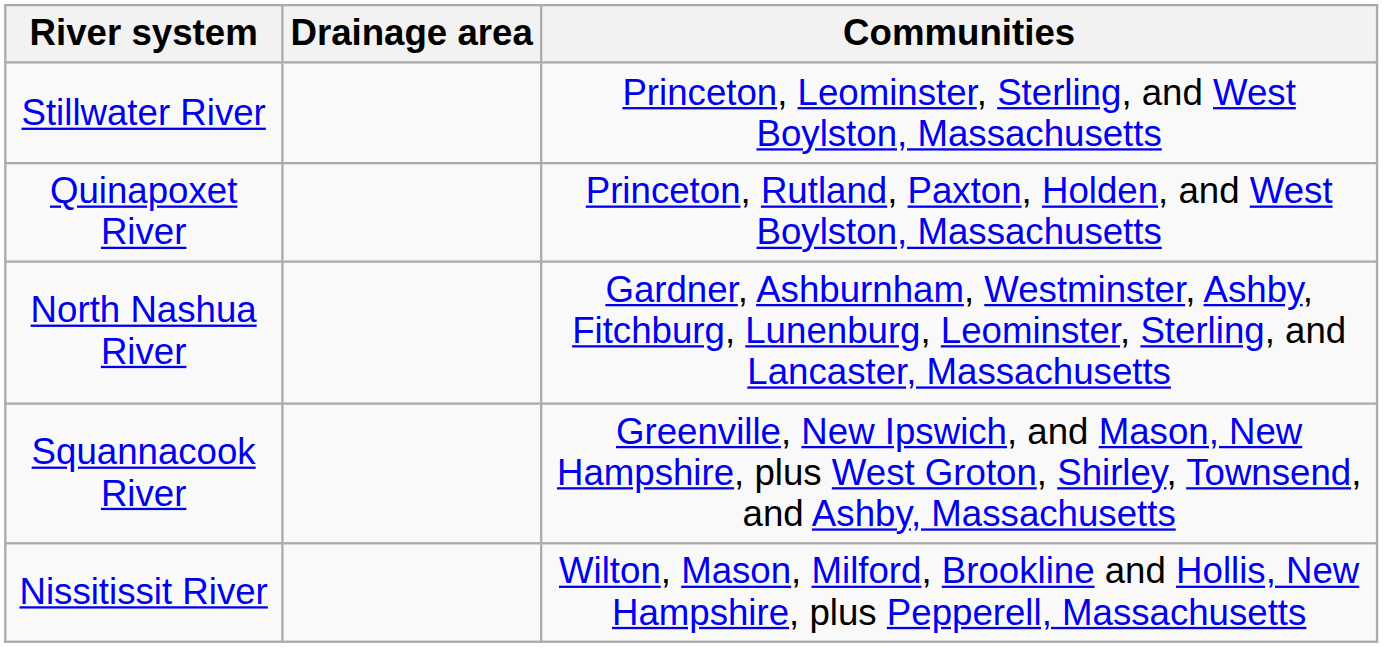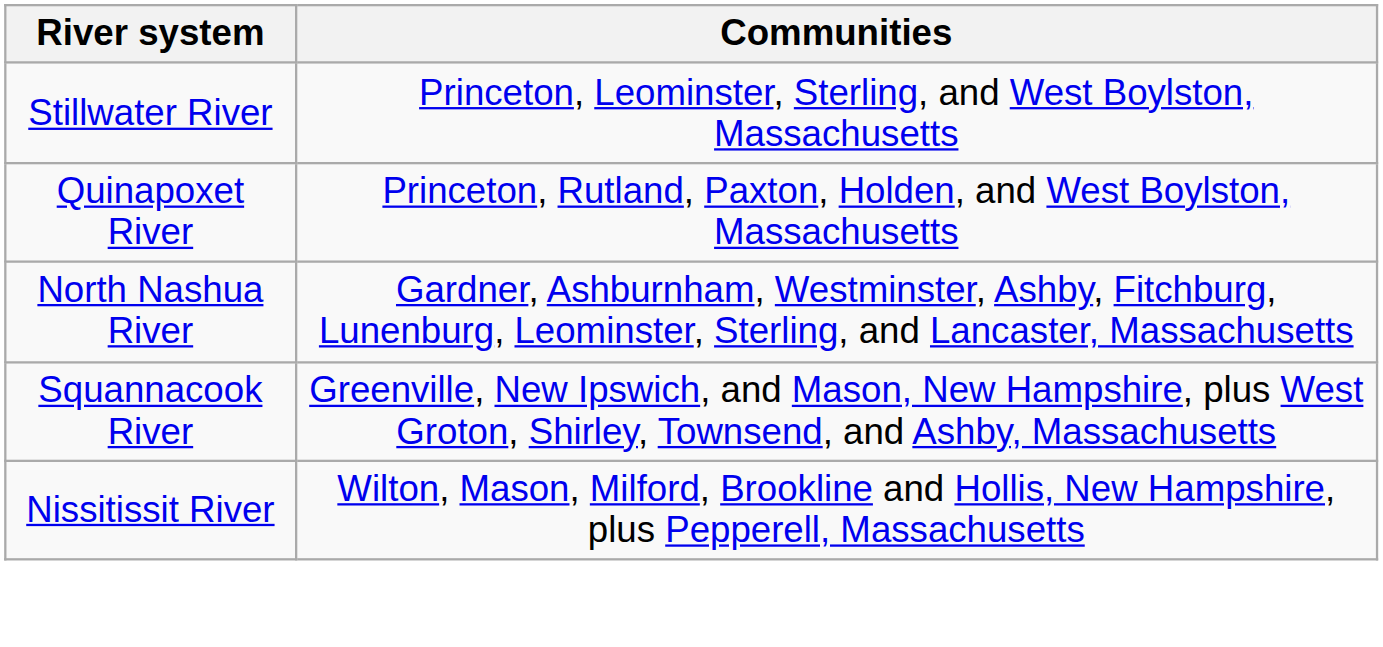- column: (412, 33)
